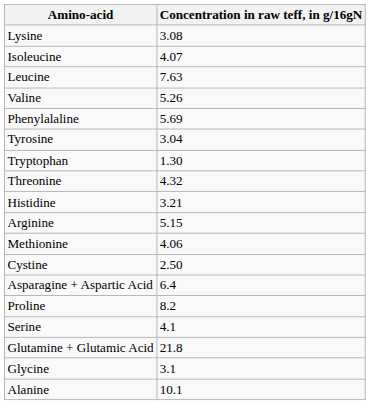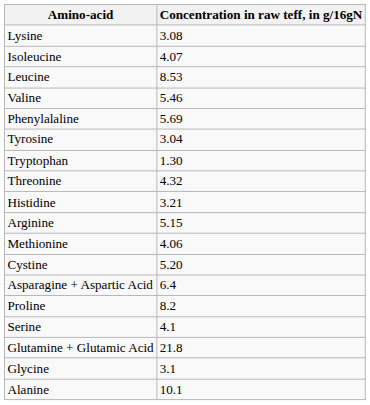(171, 77) 7.63 -> (171, 77) 8.53
(171, 98) 5.26 -> (171, 98) 5.46
(171, 264) 2.50 -> (171, 264) 5.20
